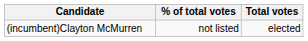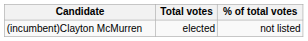columns swapped: (272, 12) <-> (198, 12)
